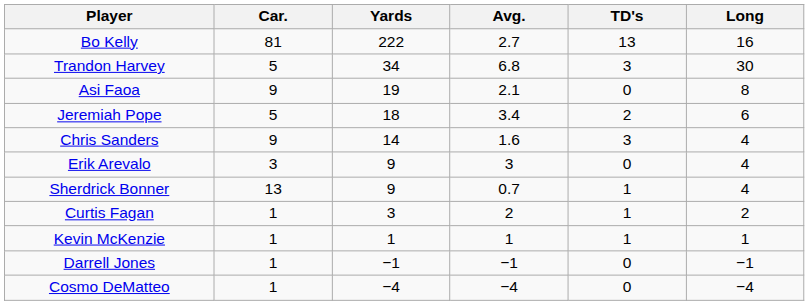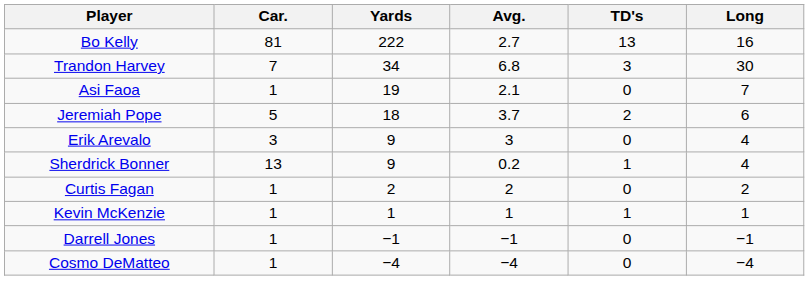(273, 66) 5 -> (273, 66) 7
(273, 90) 9 -> (273, 90) 1
(745, 90) 8 -> (745, 90) 7
(509, 115) 3.4 -> (509, 115) 3.7
- row: (109, 139)
(509, 189) 0.7 -> (509, 164) 0.2
(391, 213) 3 -> (391, 189) 2
(627, 213) 1 -> (627, 189) 0
